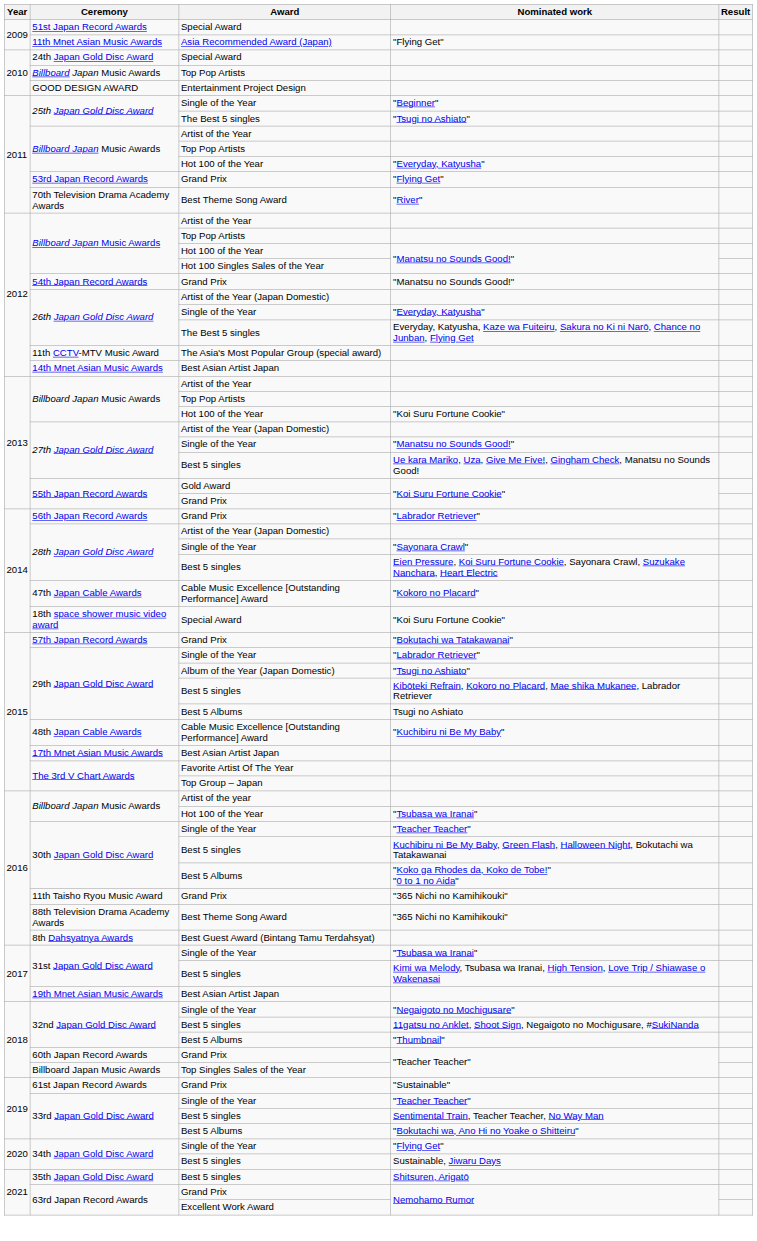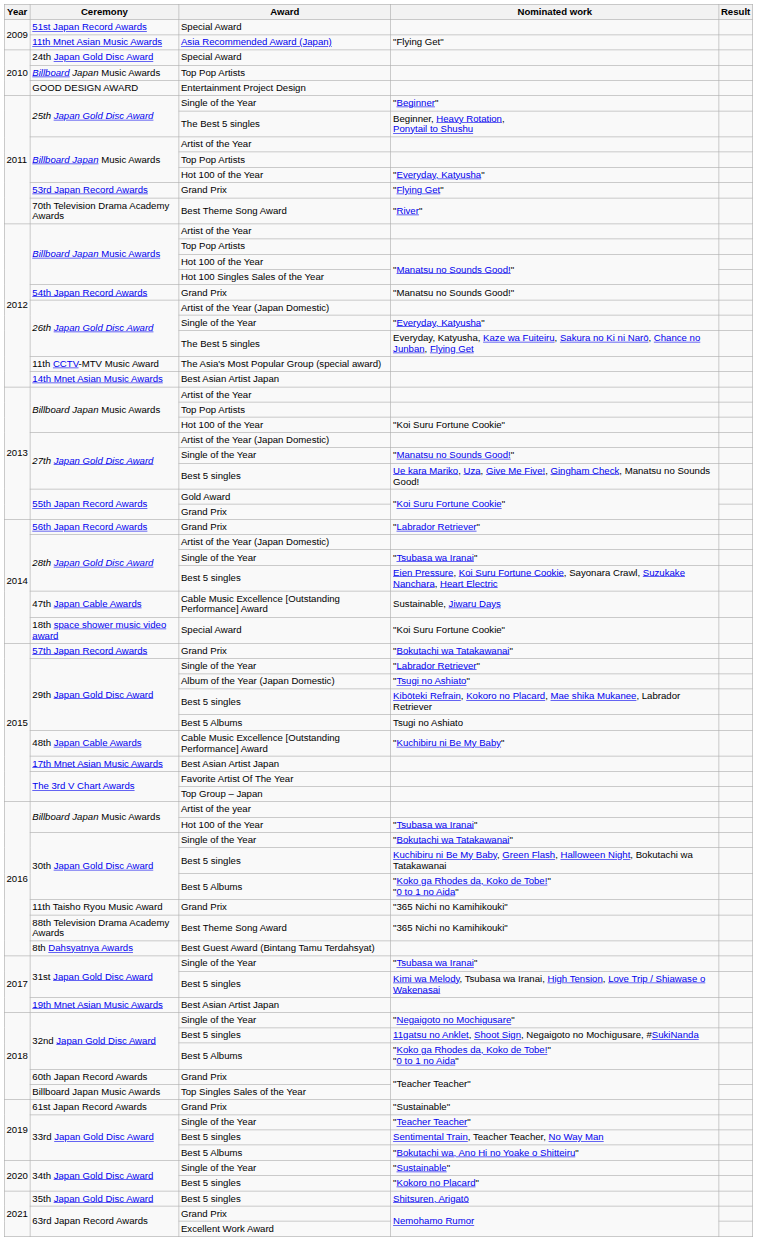(431, 118) "Tsugi no Ashiato" -> (449, 124) Beginner, Heavy Rotation, Ponytail to Shushu
(431, 546) "Sayonara Crawl" -> (435, 557) "Tsubasa wa Iranai"
(436, 593) "Kokoro no Placard" -> (447, 604) Sustainable, Jiwaru Days
(432, 829) "Teacher Teacher" -> (453, 840) "Bokutachi wa Tatakawanai"
(419, 1039) "Thumbnail" -> (472, 1056) "Koko ga Rhodes da, Koko de Tobe!" "0 to 1 no Aida"
(418, 1146) "Flying Get" -> (422, 1168) "Sustainable"
(447, 1161) Sustainable, Jiwaru Days -> (436, 1183) "Kokoro no Placard"
